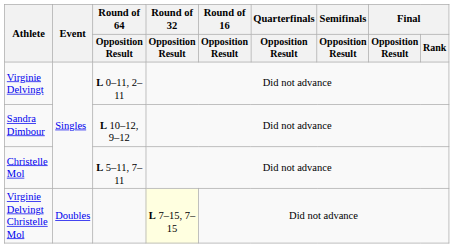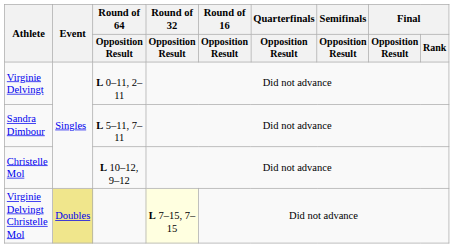(119, 132) L 10–12, 9–12 -> (119, 132) L 5–11, 7–11
(119, 174) L 5–11, 7–11 -> (119, 174) L 10–12, 9–12
(73, 216) no background -> (73, 216) khaki background
